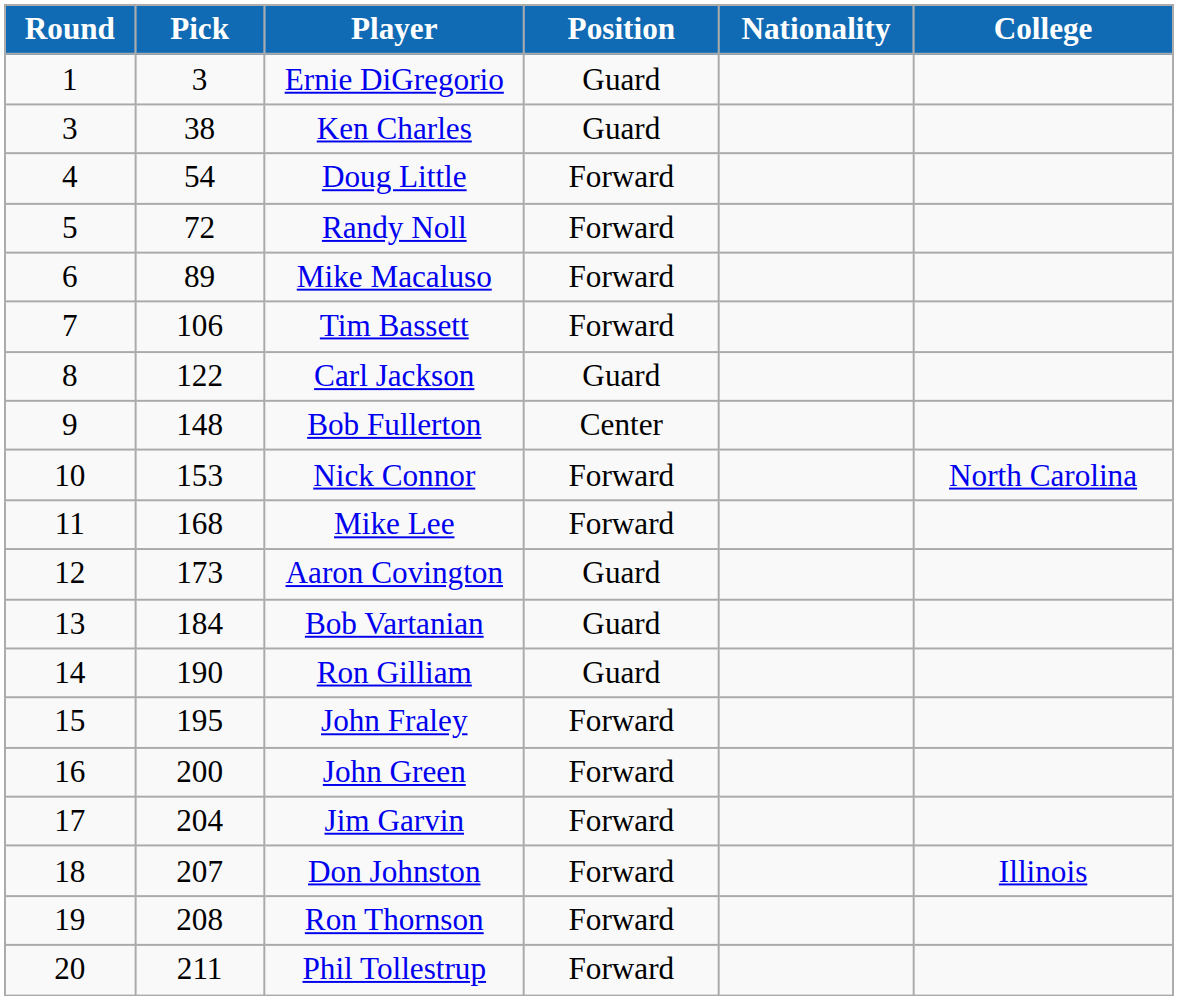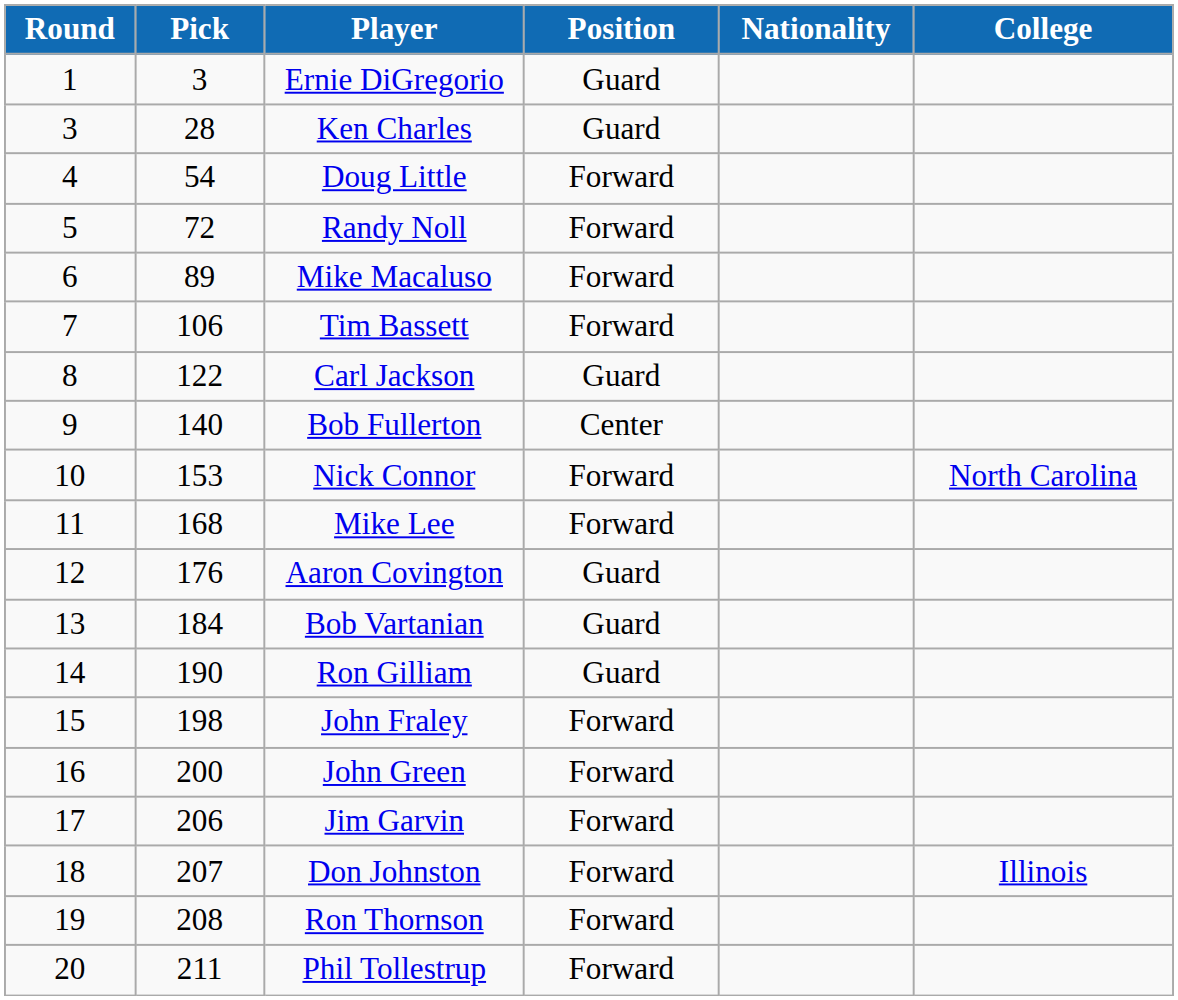(200, 128) 38 -> (200, 128) 28
(200, 425) 148 -> (200, 425) 140
(200, 573) 173 -> (200, 573) 176
(200, 721) 195 -> (200, 721) 198
(200, 820) 204 -> (200, 820) 206
